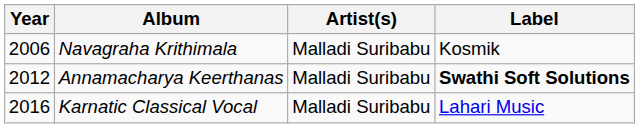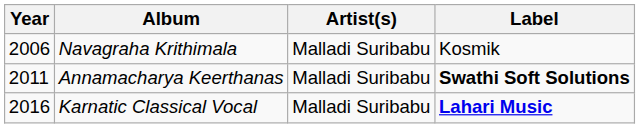(30, 78) 2012 -> (29, 78) 2011
(492, 107) normal -> (496, 107) bold
